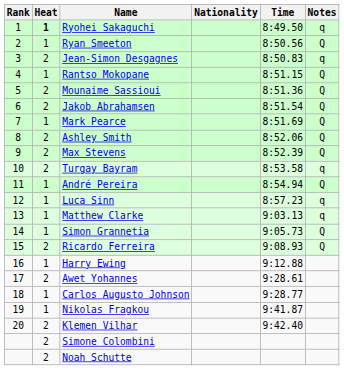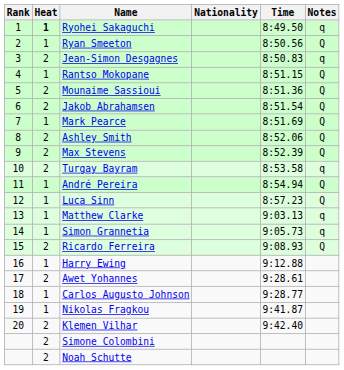(322, 200) q -> (322, 200) Q
(322, 232) Q -> (322, 232) q
